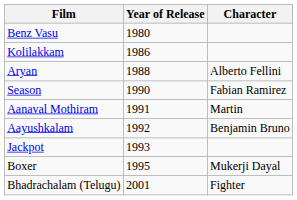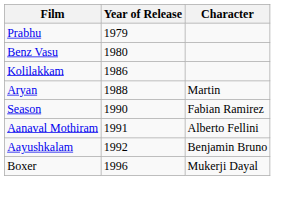+ row: (24, 33)
(246, 71) Alberto Fellini -> (204, 90) Martin
(226, 109) Martin -> (223, 128) Alberto Fellini
- row: (25, 147)
(138, 166) 1995 -> (116, 166) 1996
- row: (64, 185)
